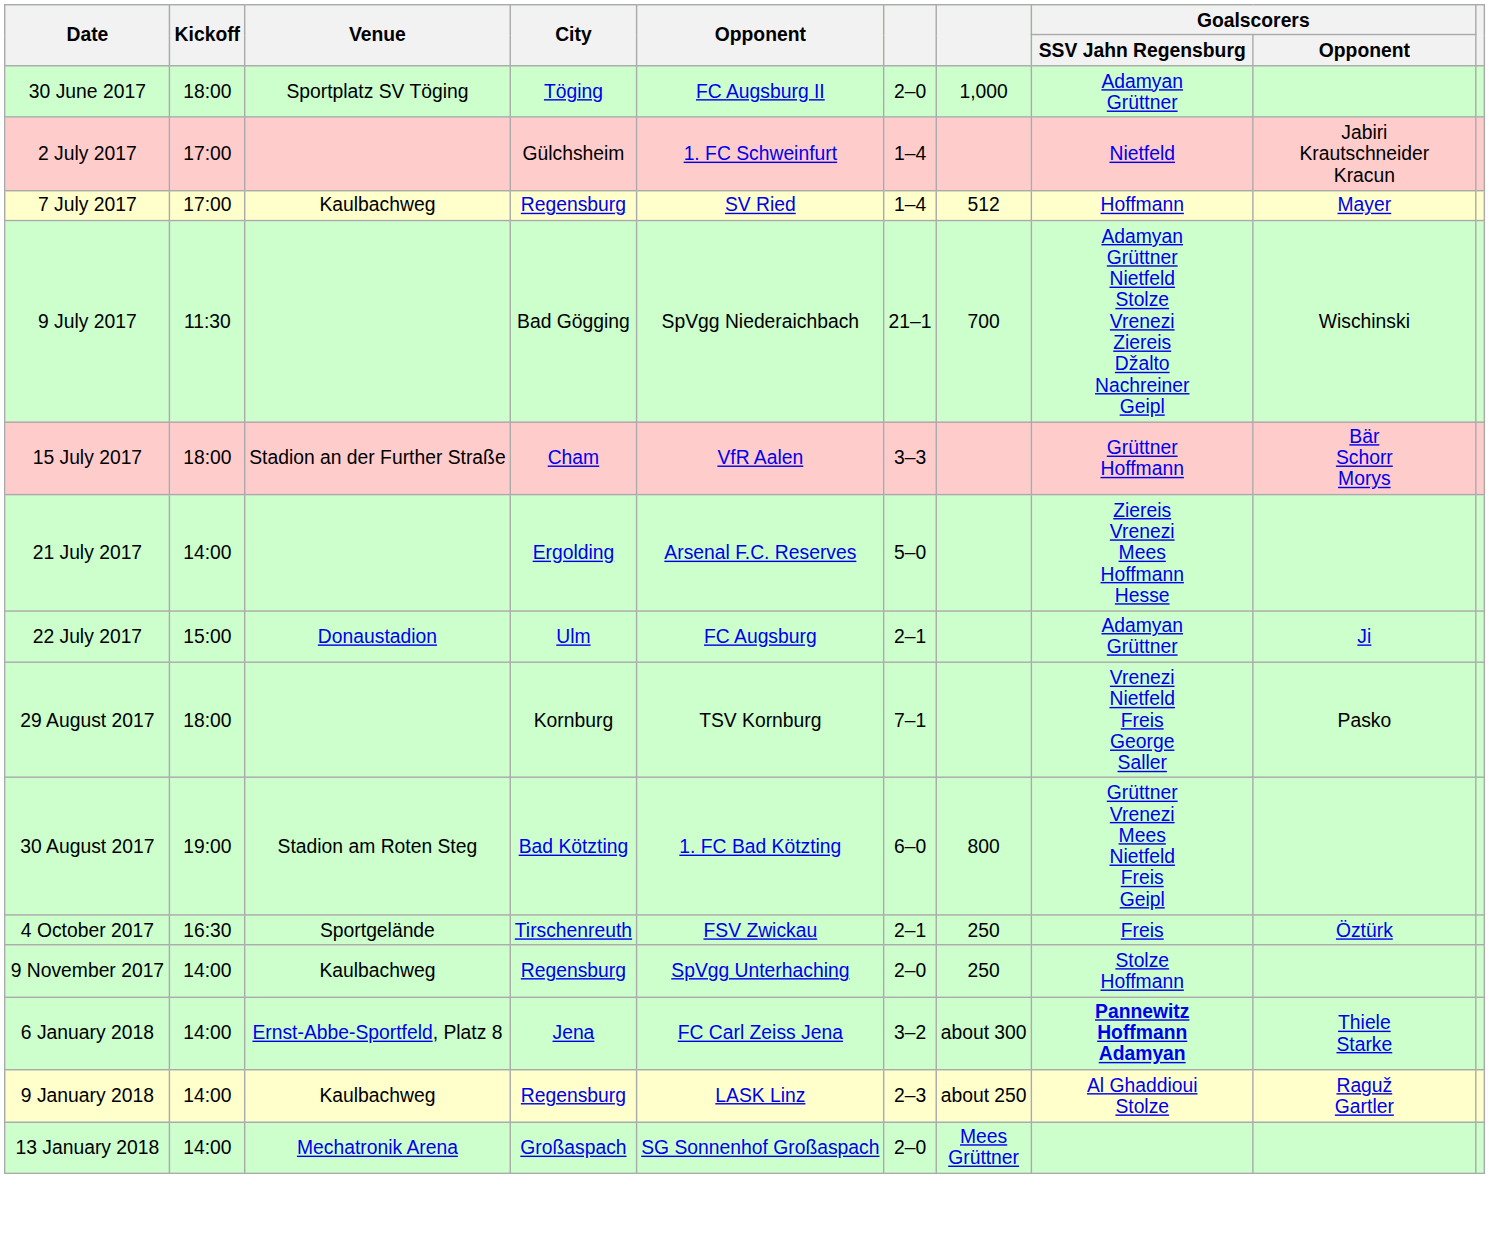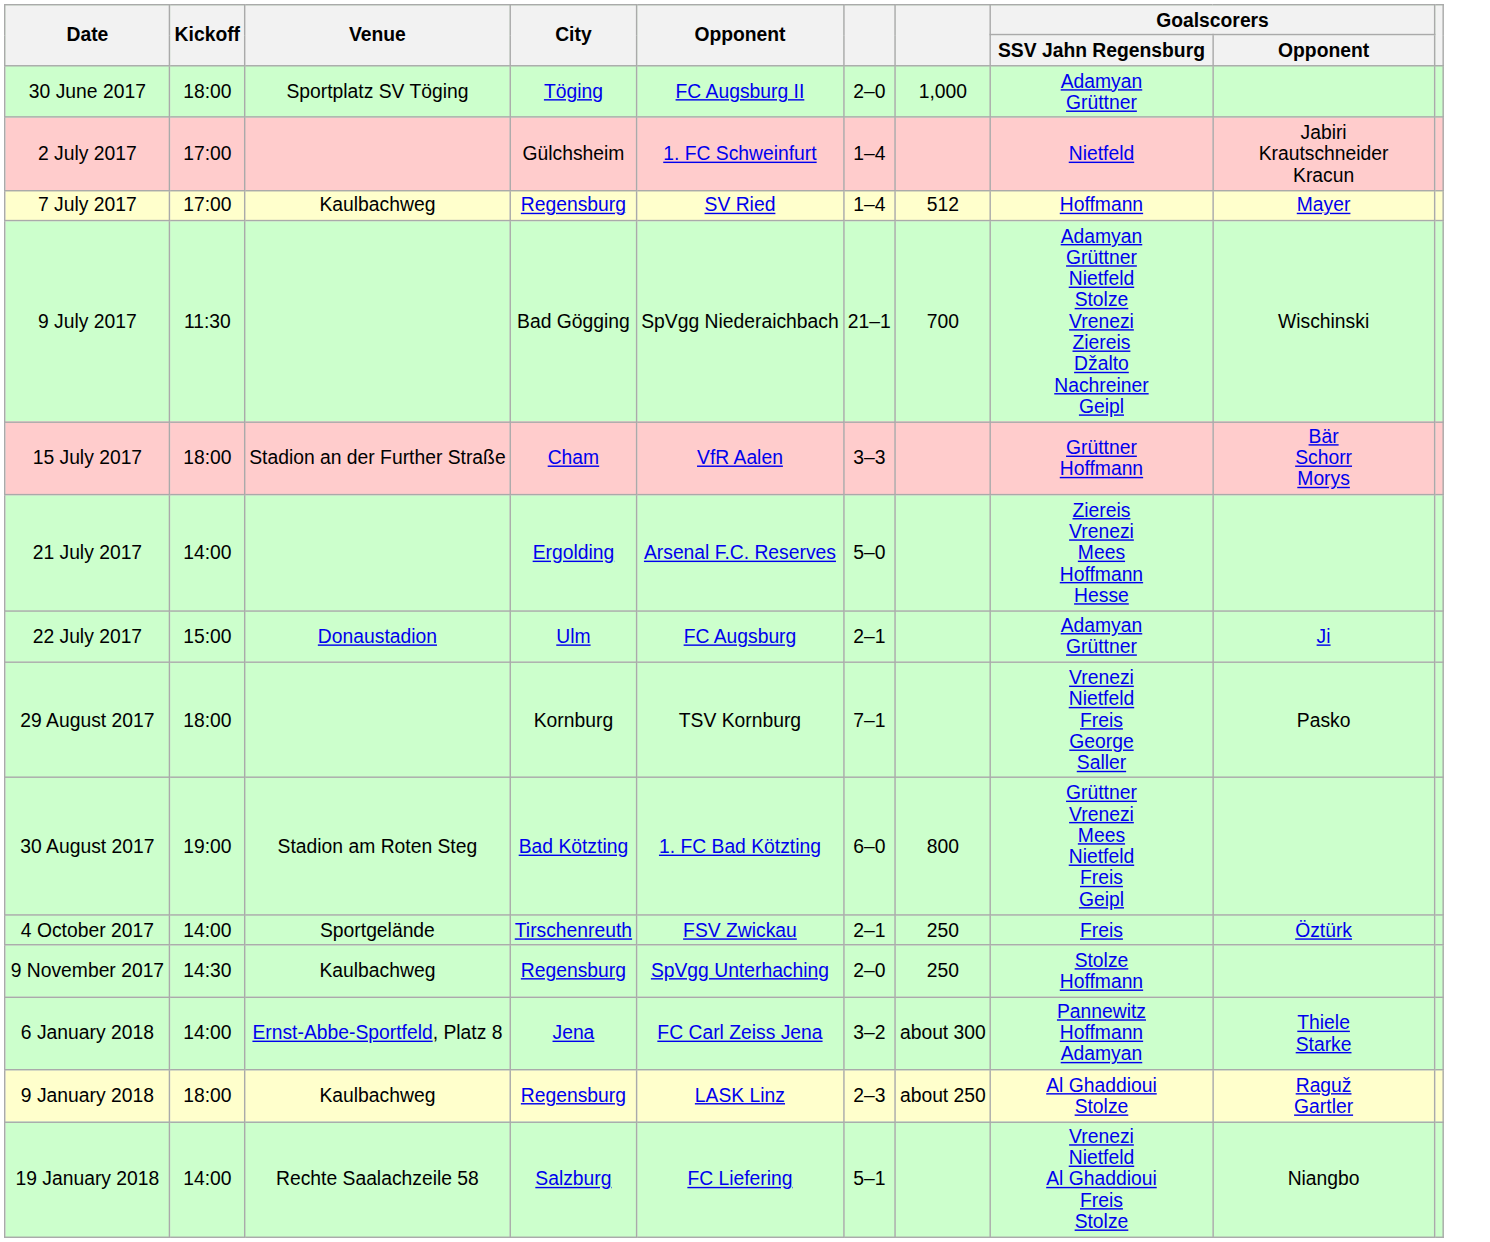(207, 929) 16:30 -> (207, 929) 14:00
(207, 971) 14:00 -> (207, 971) 14:30
(1142, 1033) bold -> (1101, 1033) normal
(207, 1095) 14:00 -> (207, 1095) 18:00
- row: (87, 1147)
+ row: (87, 1179)
